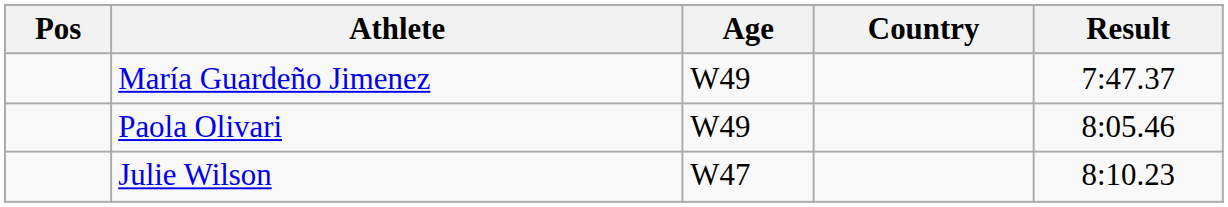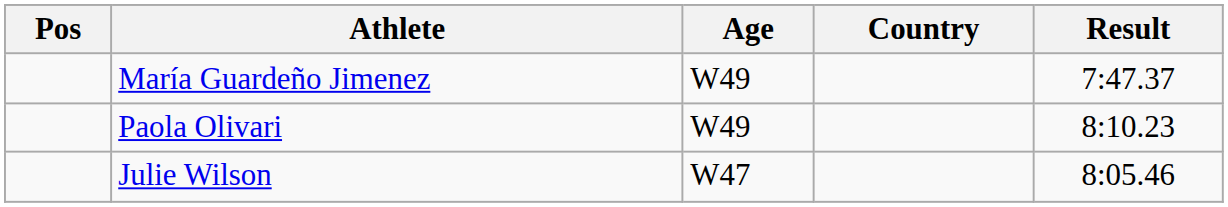(1128, 126) 8:05.46 -> (1128, 126) 8:10.23
(1128, 175) 8:10.23 -> (1128, 175) 8:05.46
